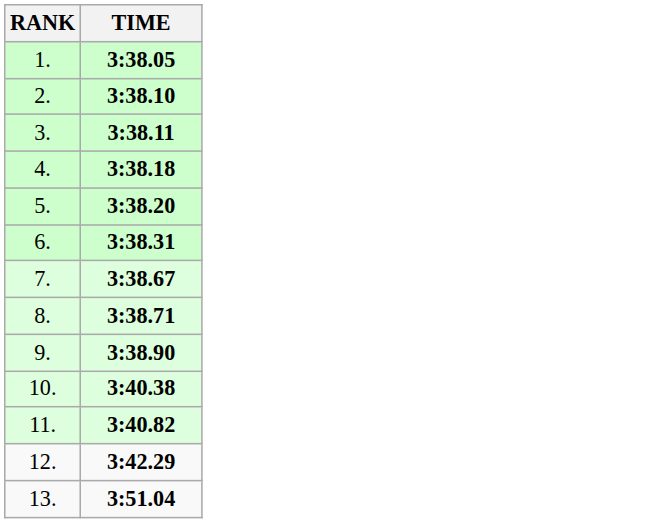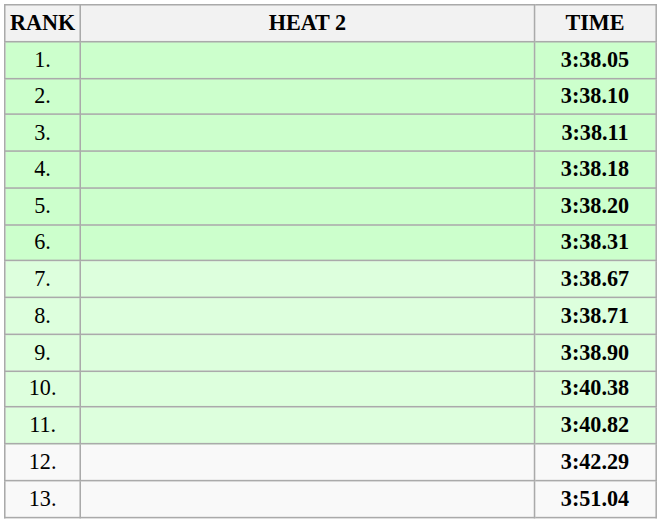+ column: (307, 23)
